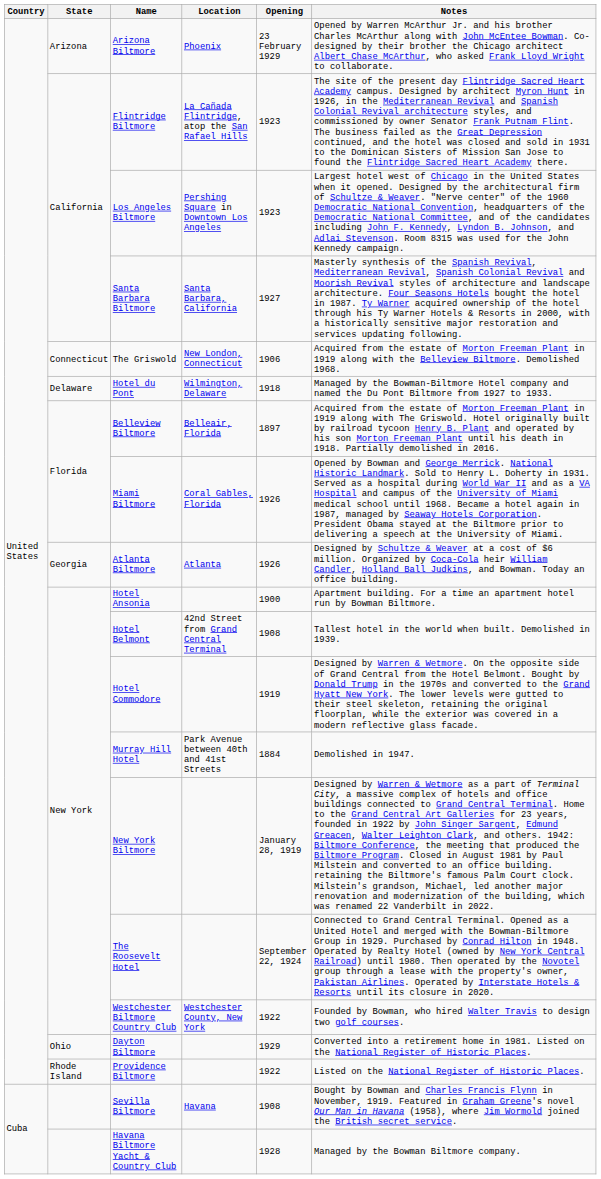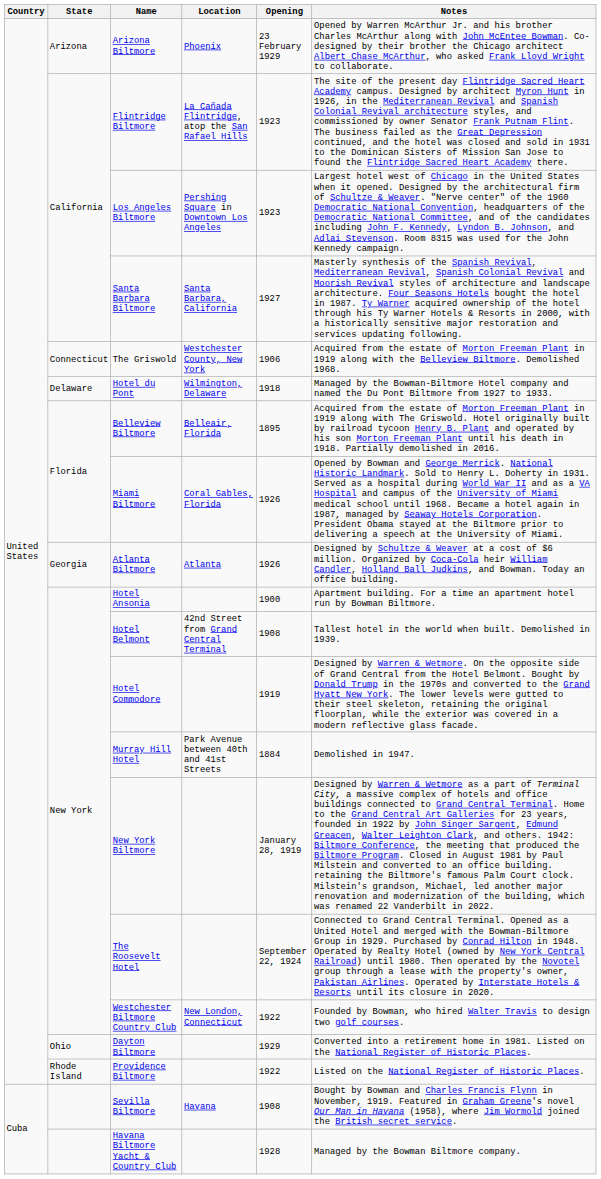(213, 359) New London, Connecticut -> (213, 359) Westchester County, New York
(270, 429) 1897 -> (270, 429) 1895
(213, 1017) Westchester County, New York -> (213, 1017) New London, Connecticut
